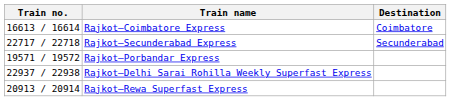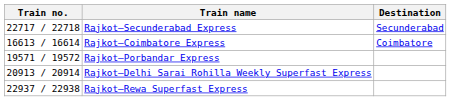rows swapped: (155, 27) <-> (160, 42)
(43, 73) 22937 / 22938 -> (43, 73) 20913 / 20914
(43, 88) 20913 / 20914 -> (43, 88) 22937 / 22938
